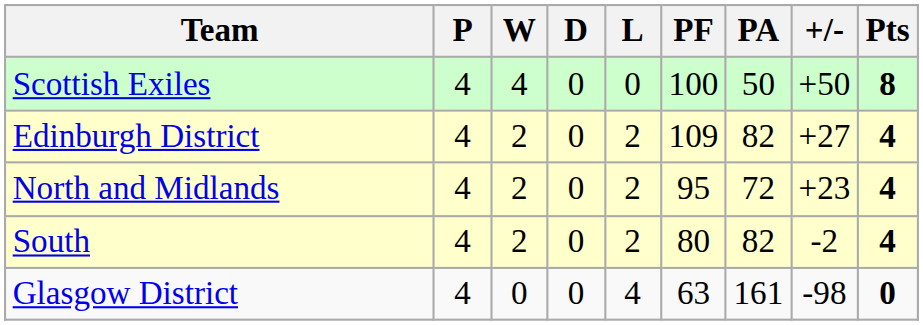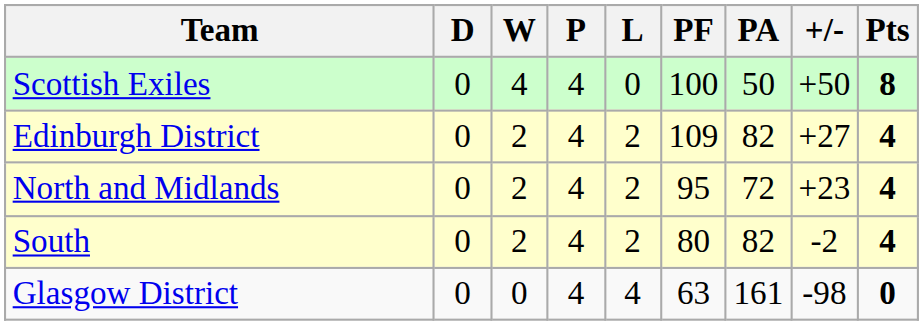columns swapped: (463, 30) <-> (576, 30)
